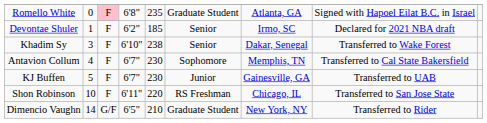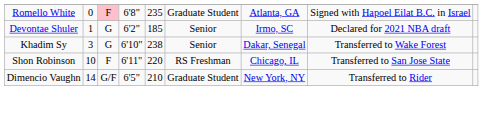(108, 28) F -> (108, 28) G
(108, 45) F -> (108, 45) G
- row: (44, 61)
- row: (44, 77)
